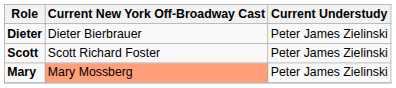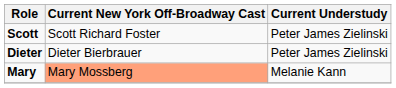rows swapped: (25, 33) <-> (23, 53)
(329, 72) Peter James Zielinski -> (308, 72) Melanie Kann
